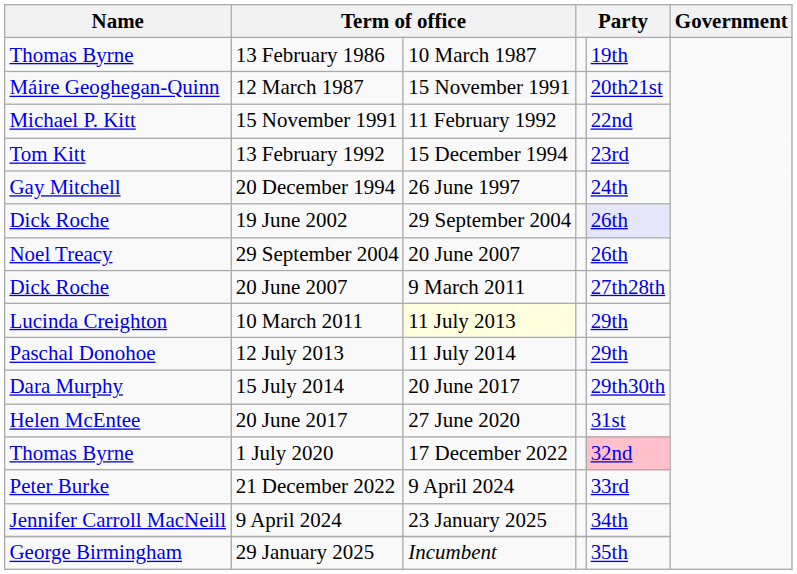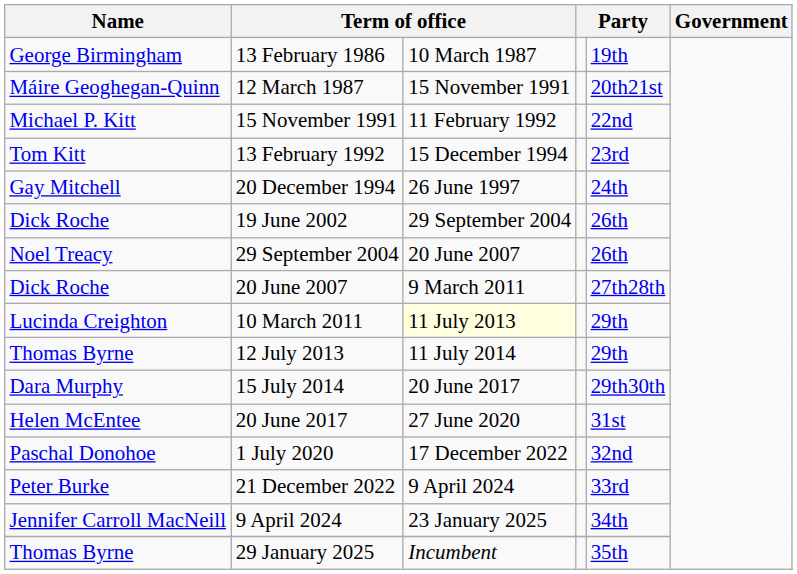(71, 54) Thomas Byrne -> (96, 54) George Birmingham
(609, 220) lavender background -> (609, 220) no background
(83, 353) Paschal Donohoe -> (71, 353) Thomas Byrne
(71, 453) Thomas Byrne -> (83, 453) Paschal Donohoe
(612, 453) pink background -> (612, 453) no background
(96, 552) George Birmingham -> (71, 552) Thomas Byrne
